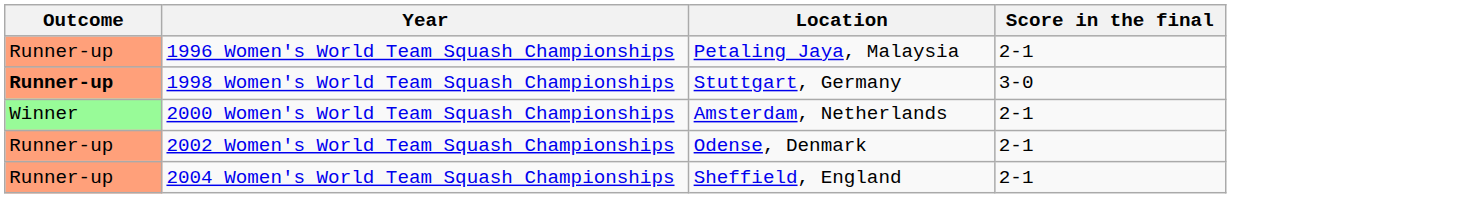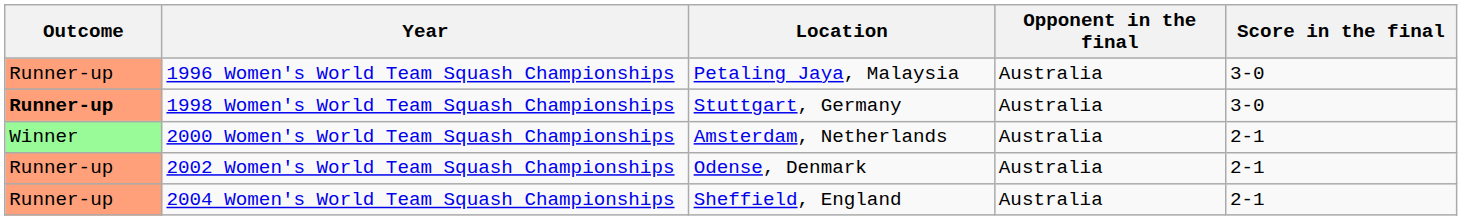+ column: (1110, 32)
(1016, 52) 2-1 -> (1247, 74) 3-0
